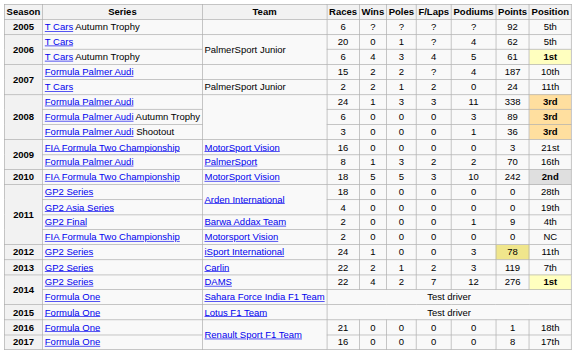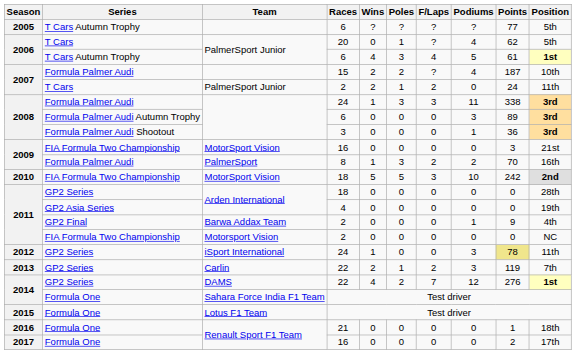(513, 27) 92 -> (513, 27) 77
(513, 343) 8 -> (513, 343) 2
